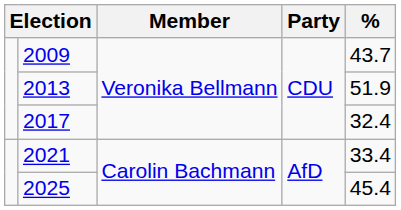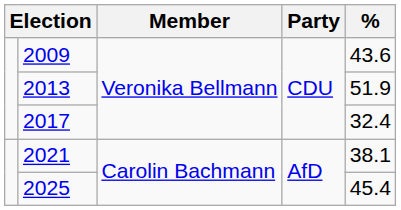(370, 54) 43.7 -> (370, 54) 43.6
(370, 155) 33.4 -> (370, 155) 38.1
